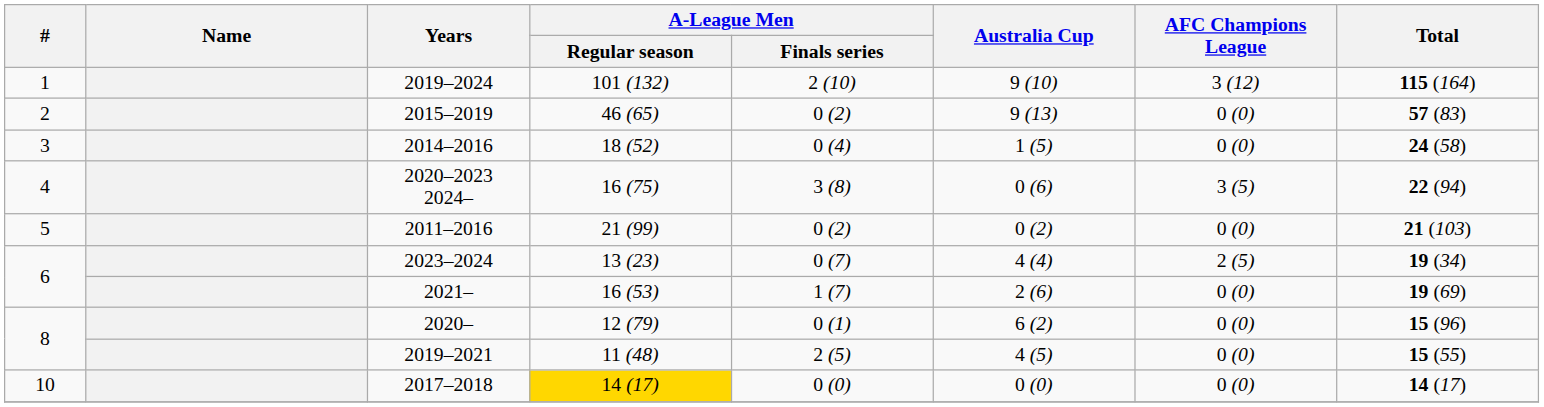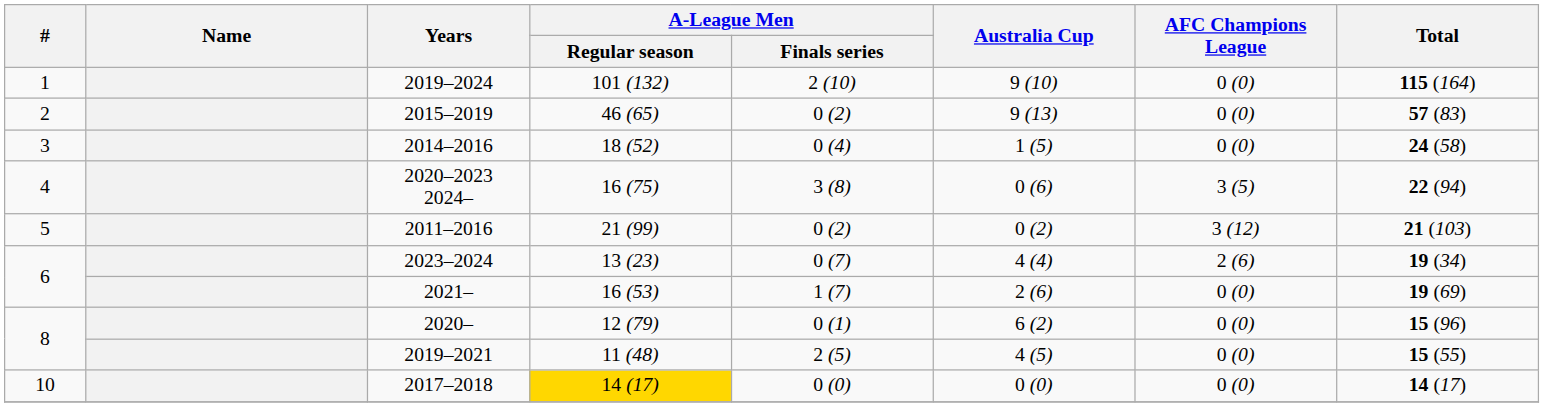(1236, 82) 3 (12) -> (1236, 82) 0 (0)
(1236, 229) 0 (0) -> (1236, 229) 3 (12)
(1236, 260) 2 (5) -> (1236, 260) 2 (6)
